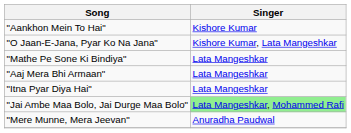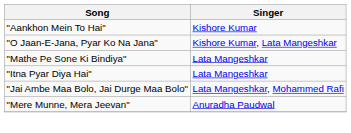- row: (56, 74)
(268, 105) lightgreen background -> (268, 89) no background
